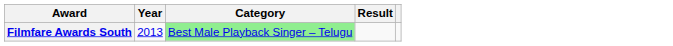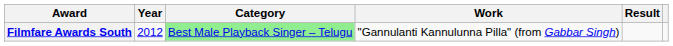+ column: (489, 13)
(150, 31) 2013 -> (150, 31) 2012
